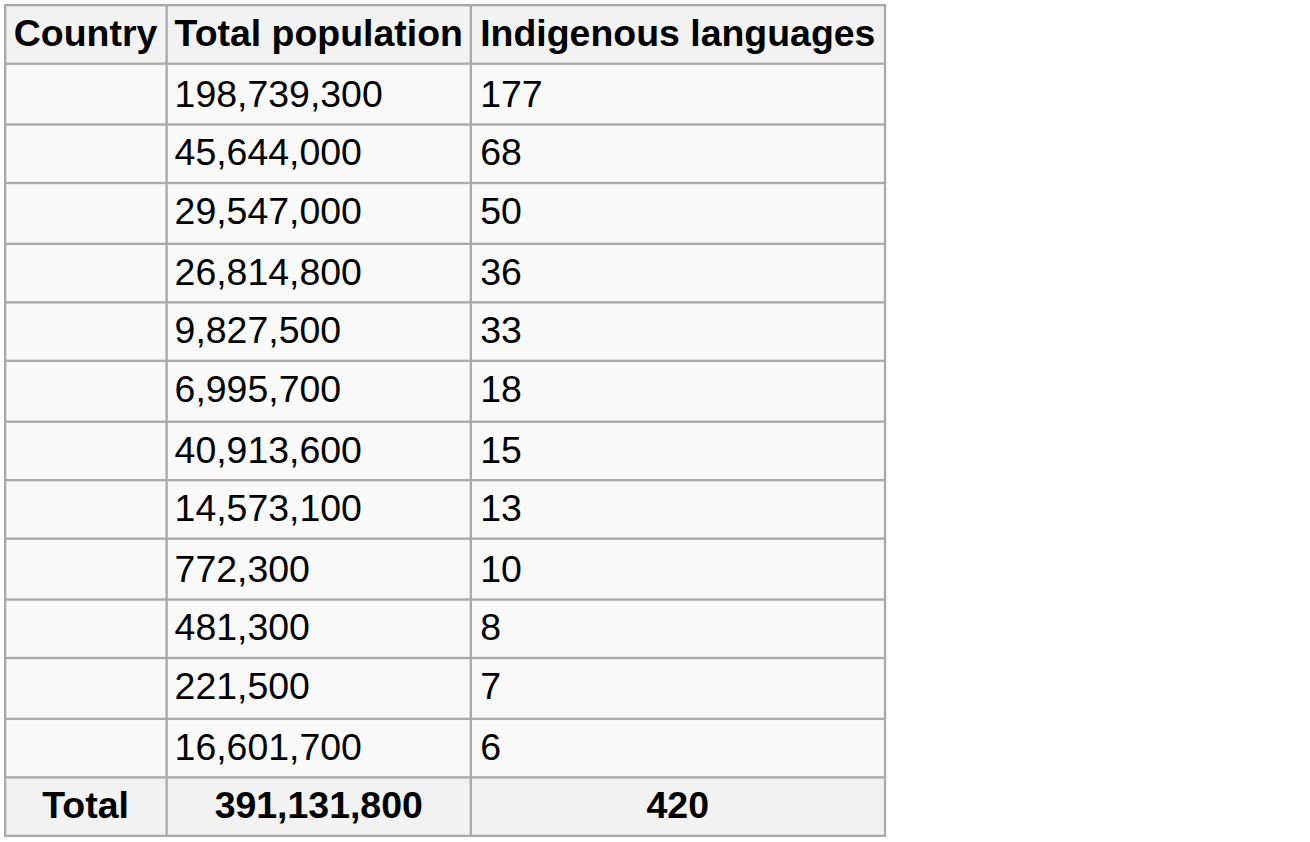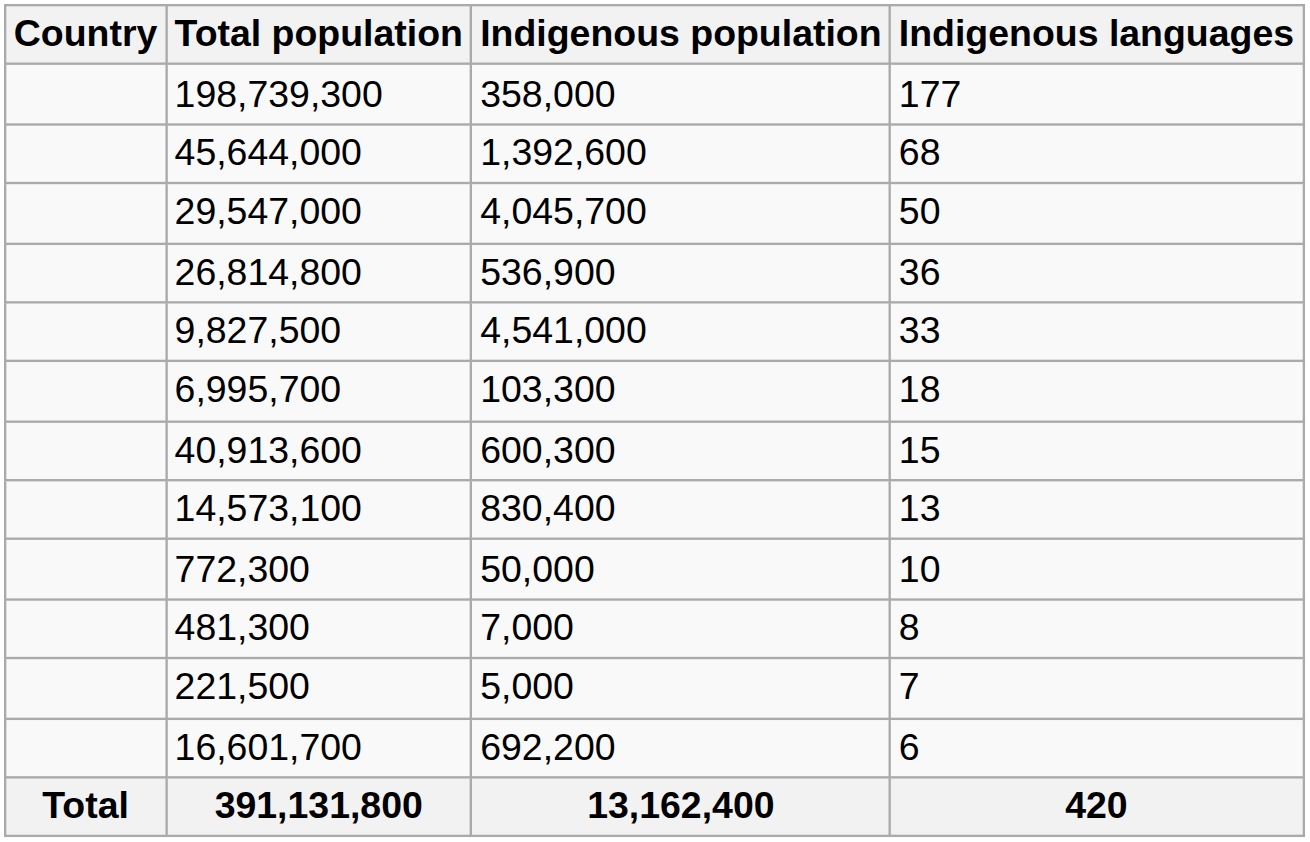+ column: (681, 34)
